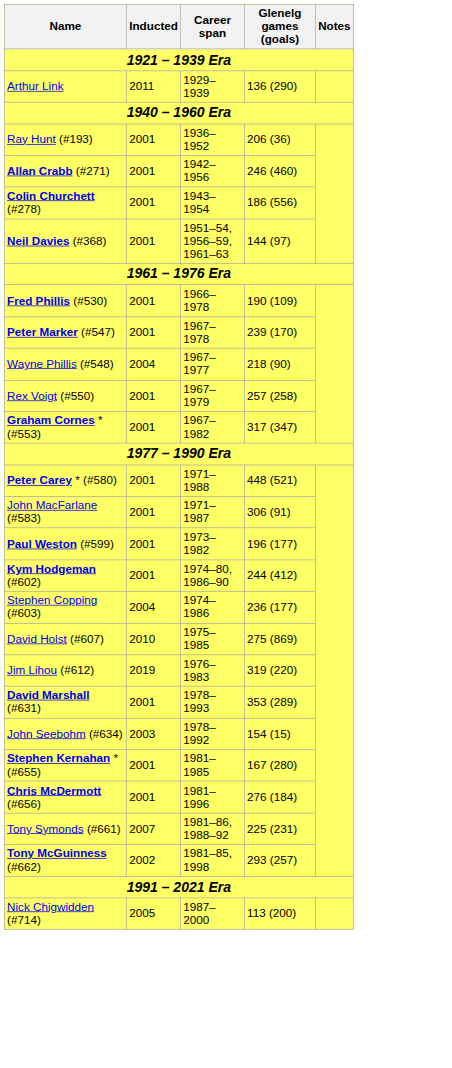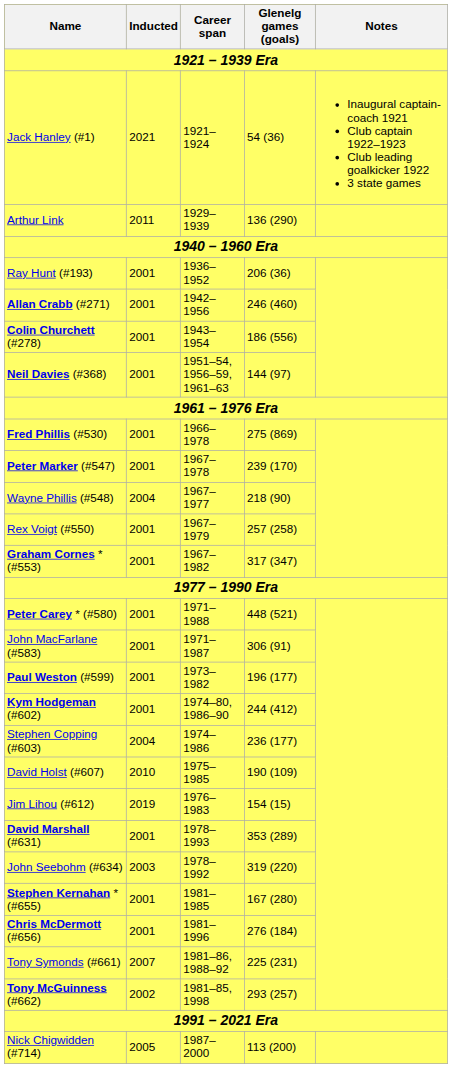+ row: (51, 137)
(272, 300) 190 (109) -> (272, 434) 275 (869)
(272, 639) 275 (869) -> (272, 772) 190 (109)
(272, 670) 319 (220) -> (269, 804) 154 (15)
(269, 733) 154 (15) -> (272, 867) 319 (220)
